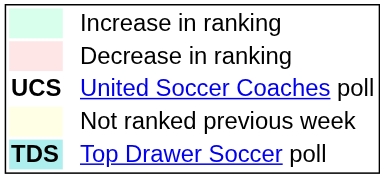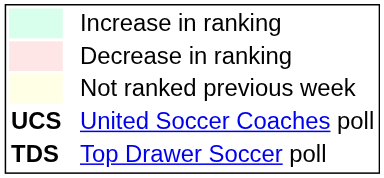rows swapped: (218, 121) <-> (227, 88)
(35, 154) paleturquoise background -> (35, 154) no background
